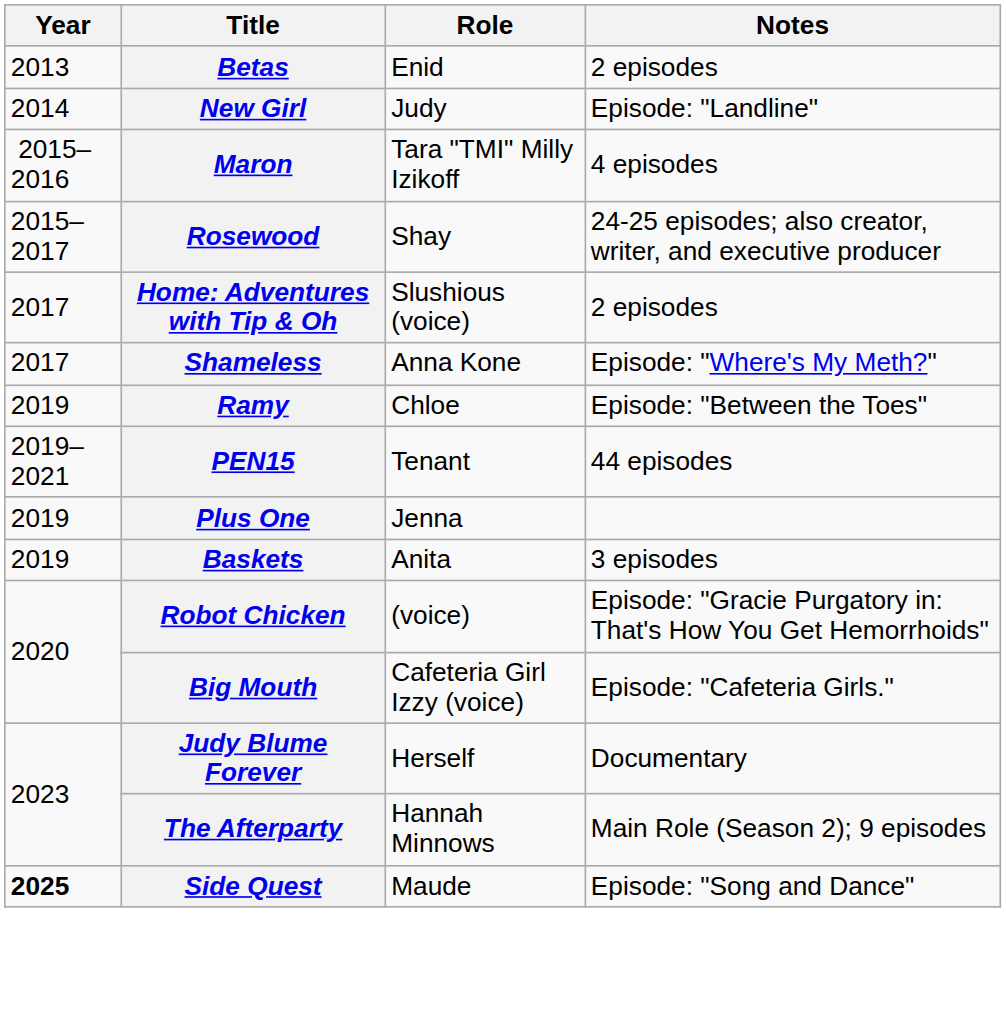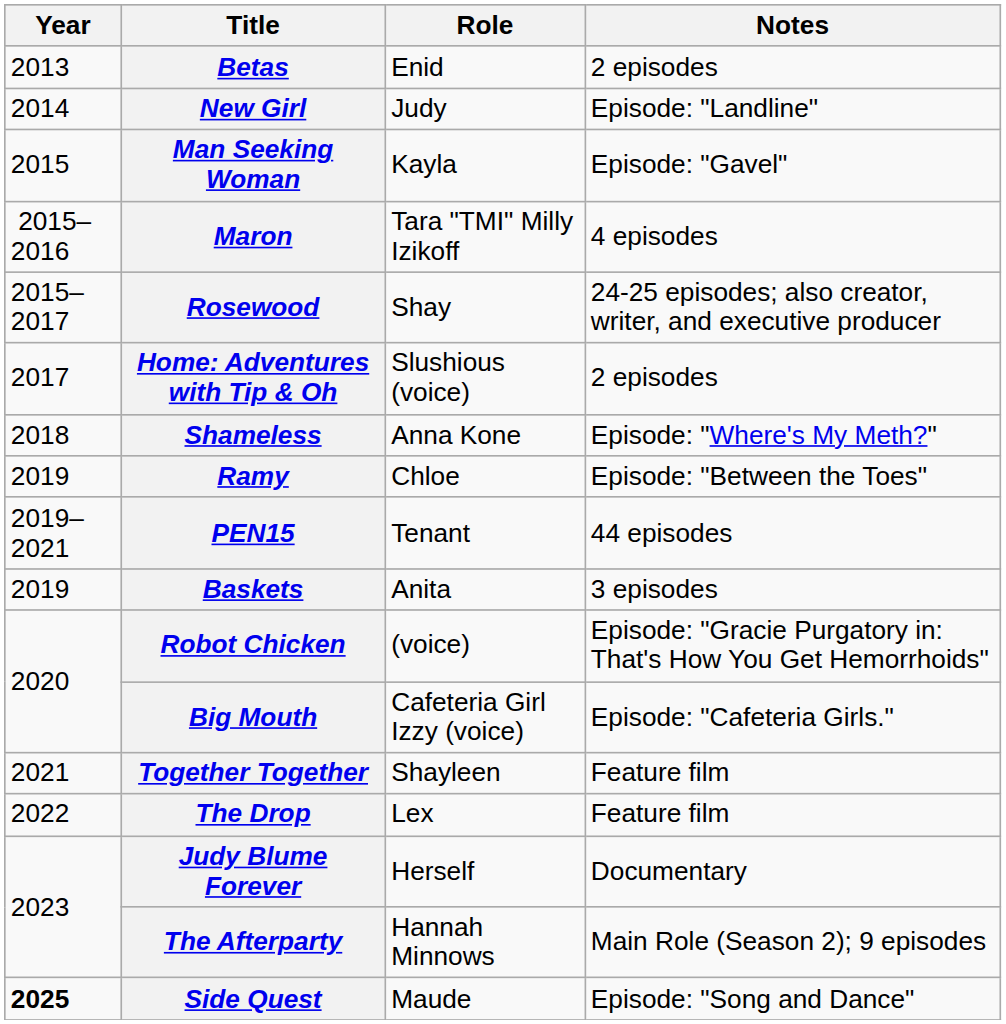+ row: (253, 164)
(40, 363) 2017 -> (40, 434) 2018
- row: (253, 517)
+ row: (253, 772)
+ row: (253, 814)
